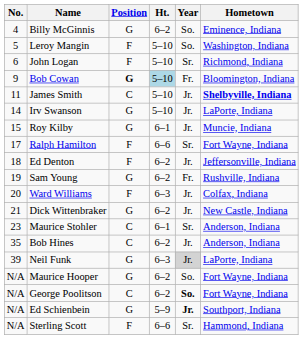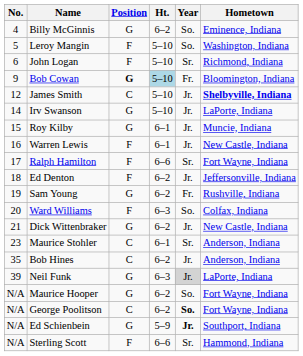(16, 95) 11 -> (16, 95) 12
+ row: (59, 144)
(188, 194) Jr. -> (188, 210) So.
